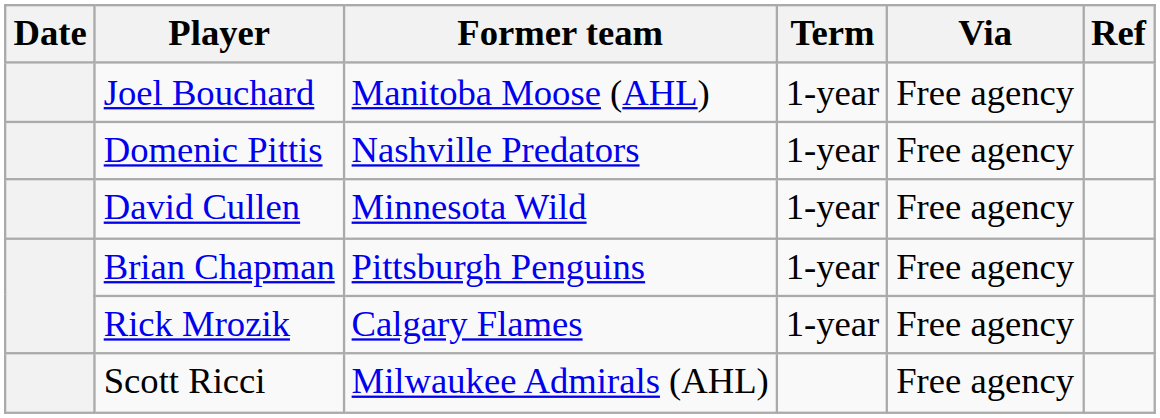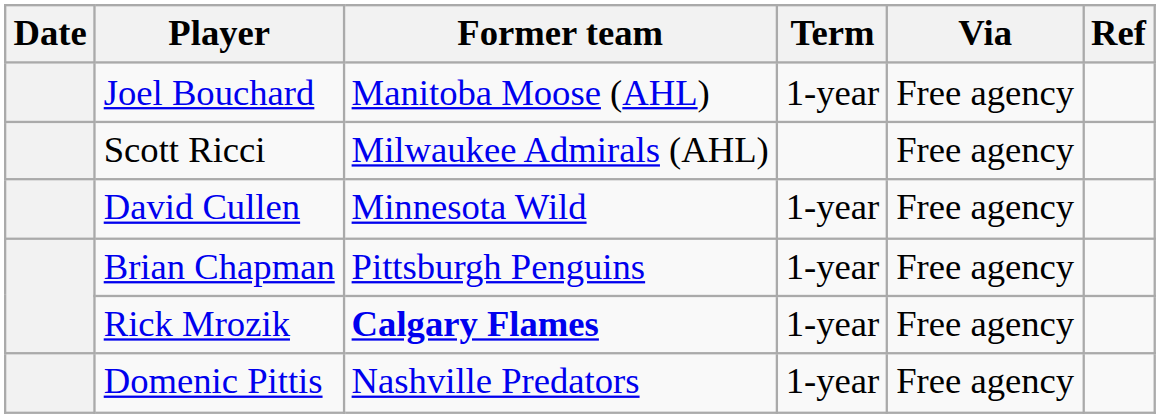rows swapped: (213, 149) <-> (185, 382)
(467, 324) normal -> (475, 324) bold
